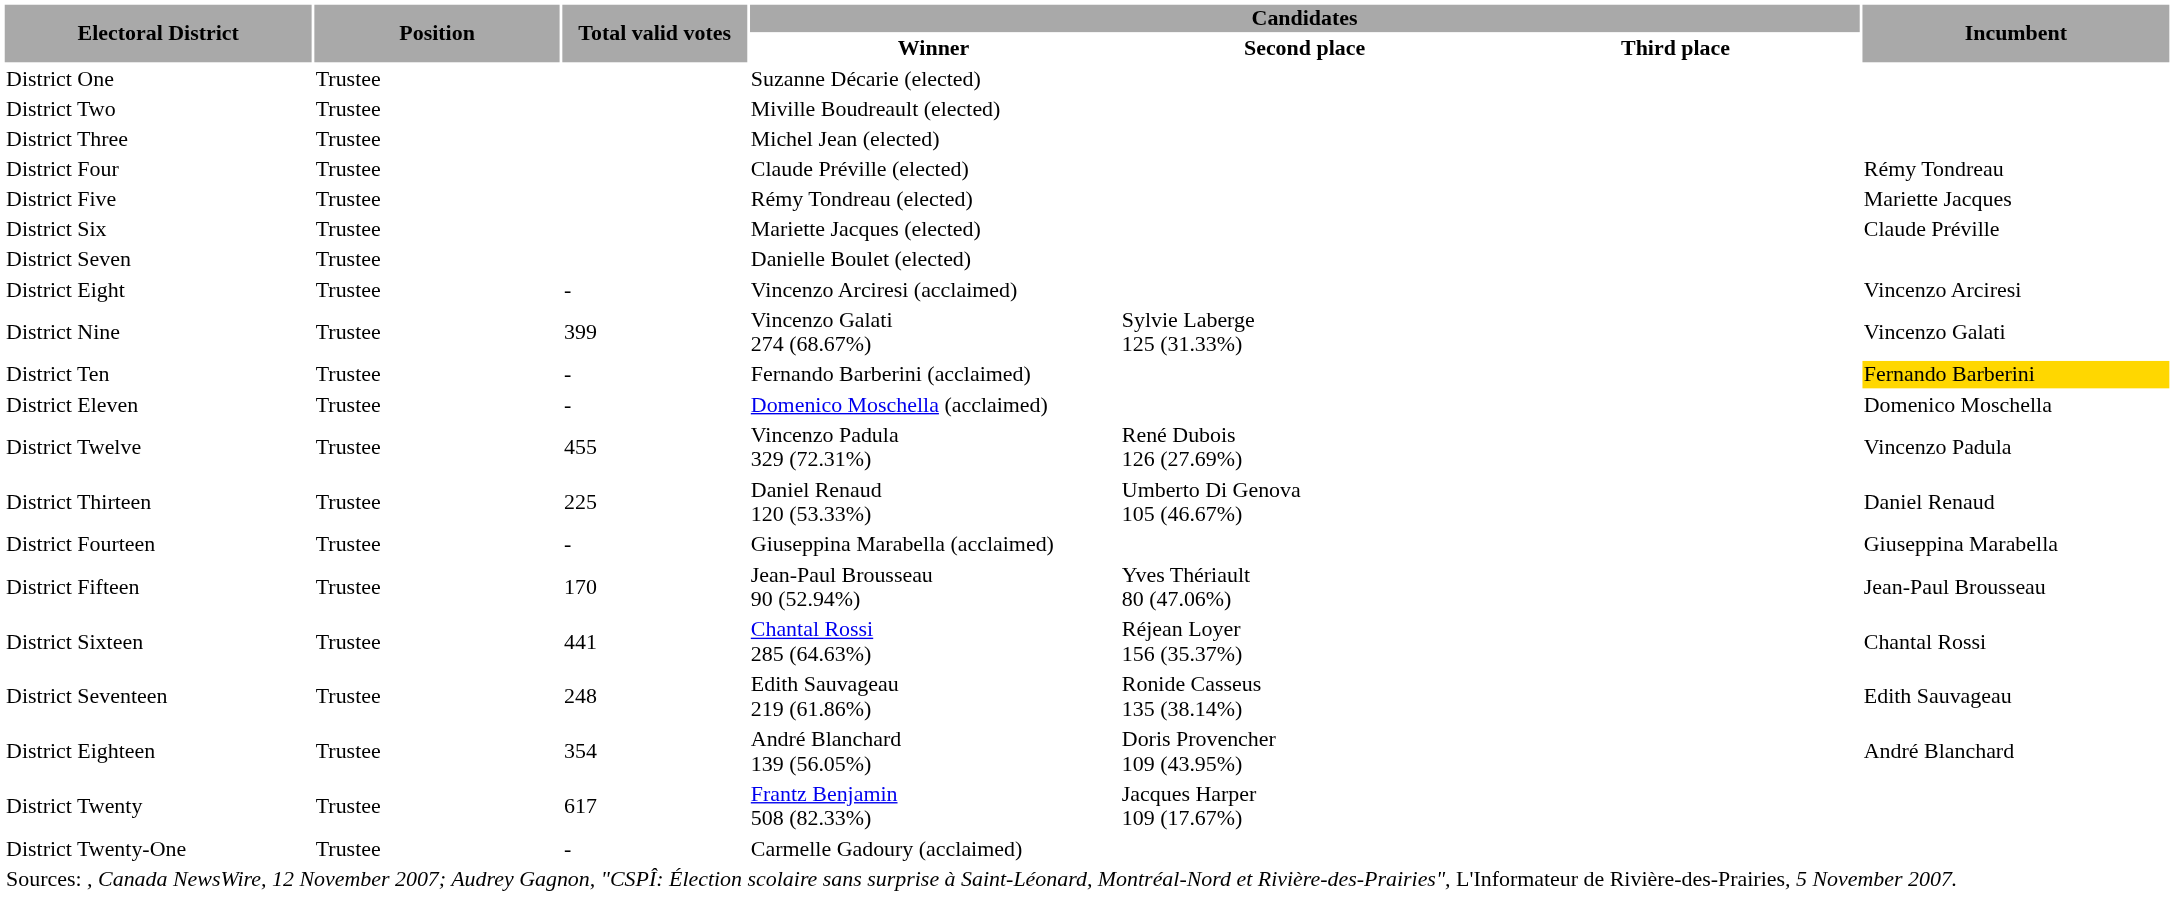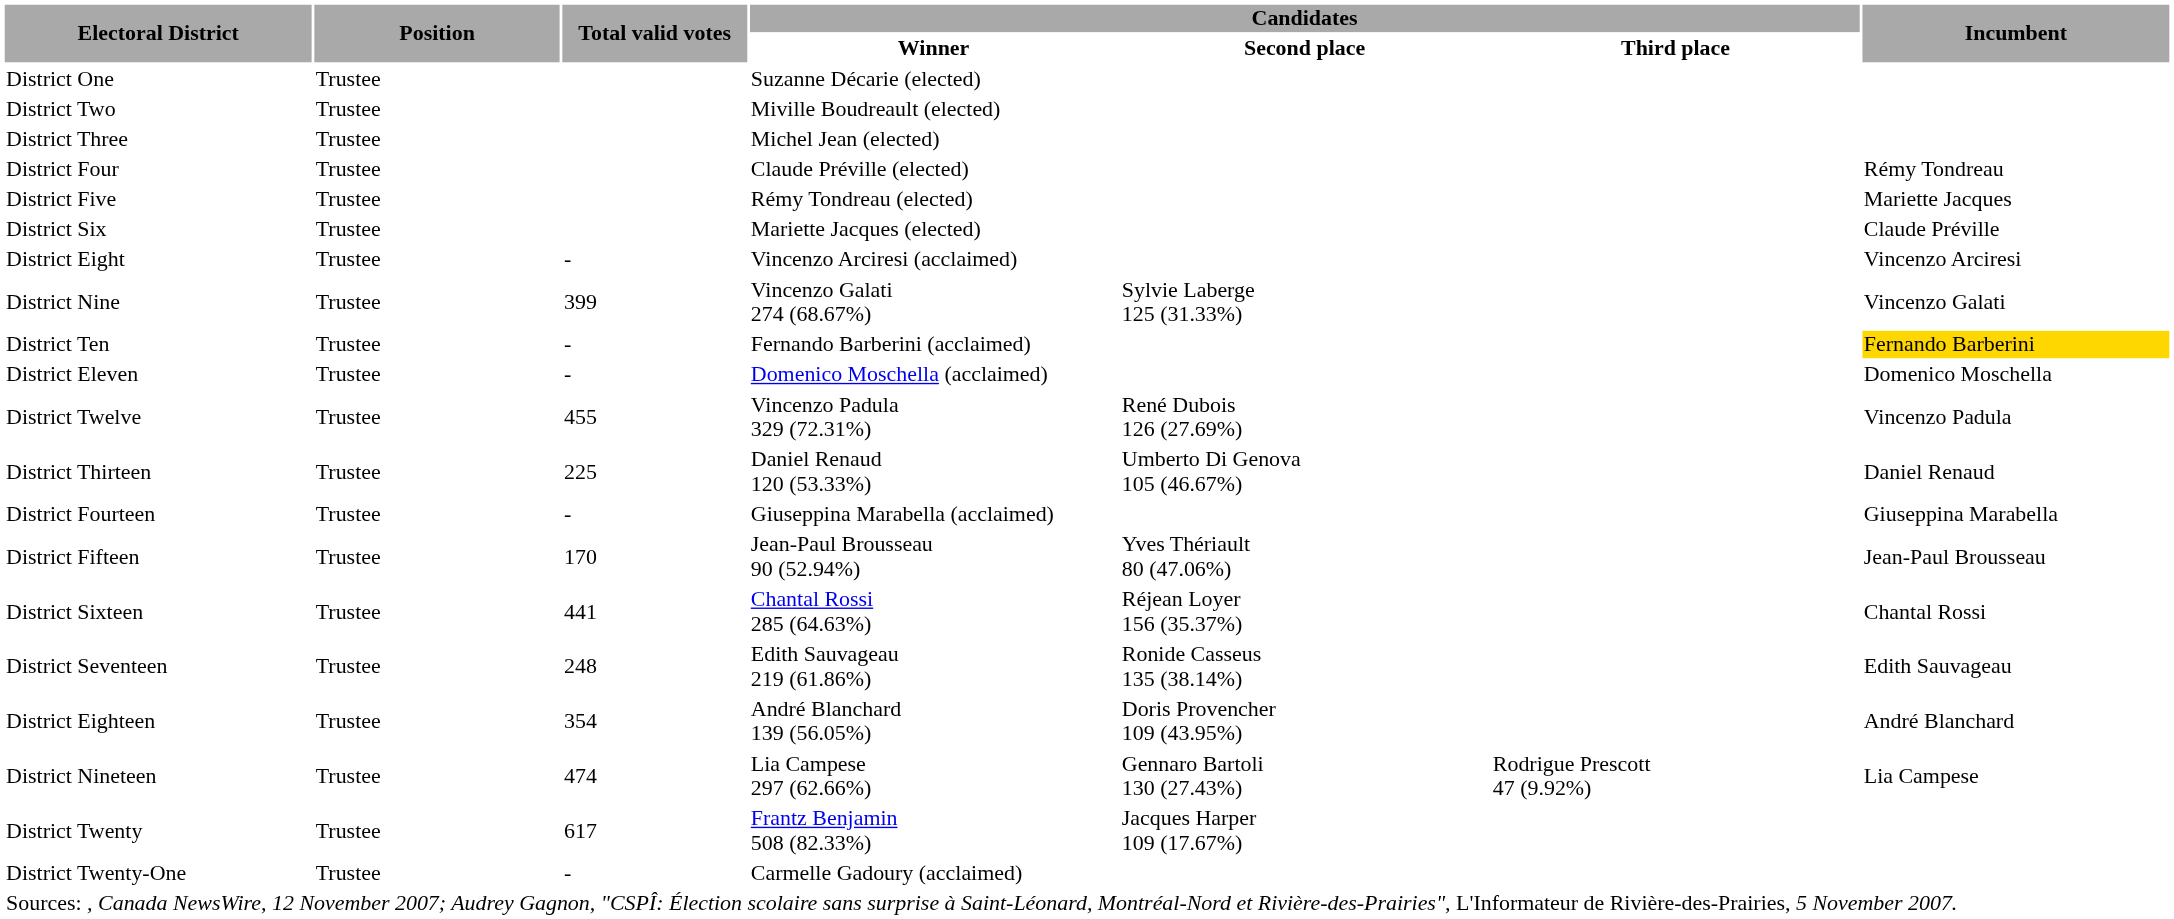- row: (69, 259)
+ row: (81, 775)
